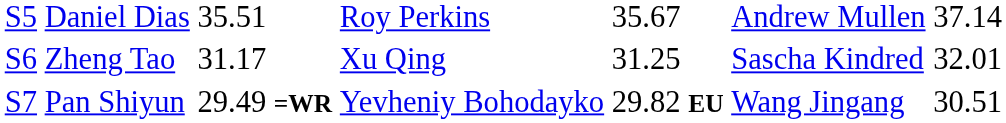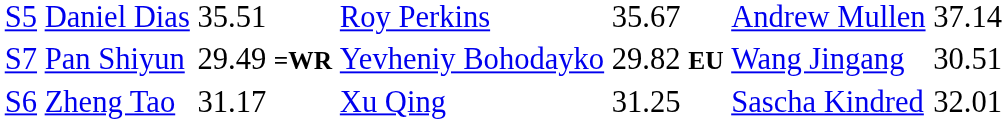rows swapped: (110, 59) <-> (115, 101)
